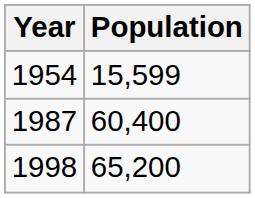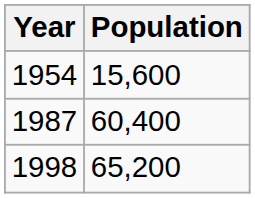(136, 74) 15,599 -> (136, 74) 15,600
